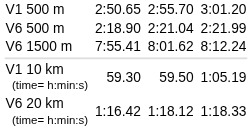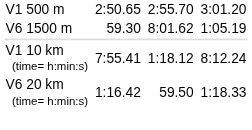- row: (35, 28)
(118, 47) 7:55.41 -> (124, 28) 59.30
(224, 47) 8:12.24 -> (224, 28) 1:05.19
(124, 77) 59.30 -> (118, 58) 7:55.41
(176, 77) 59.50 -> (171, 58) 1:18.12
(224, 77) 1:05.19 -> (224, 58) 8:12.24
(171, 111) 1:18.12 -> (176, 92) 59.50
